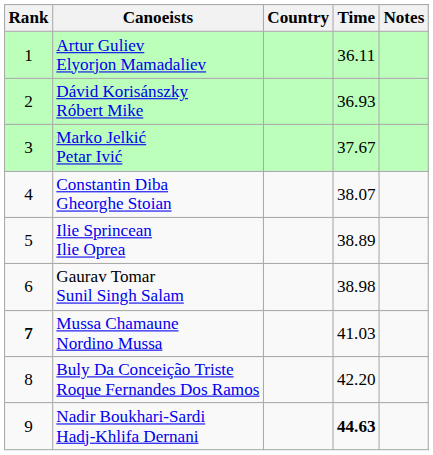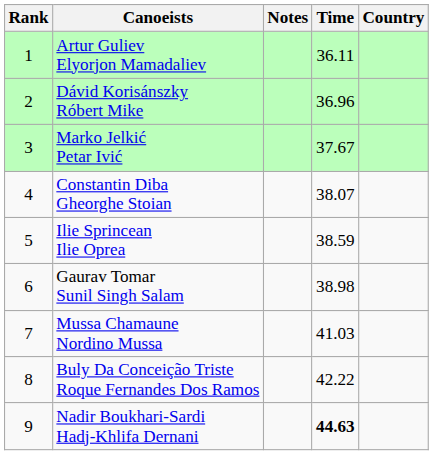columns swapped: (298, 18) <-> (404, 18)
(356, 101) 36.93 -> (335, 101) 36.96
(356, 240) 38.89 -> (335, 240) 38.59
(28, 333) bold -> (28, 333) normal
(356, 379) 42.20 -> (335, 379) 42.22
